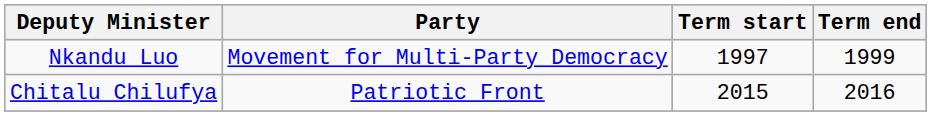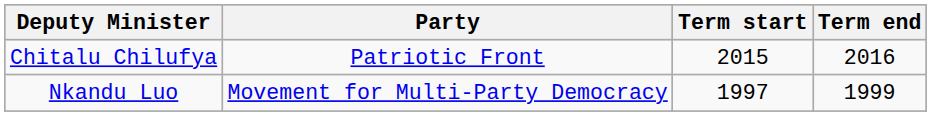rows swapped: (114, 58) <-> (114, 93)
